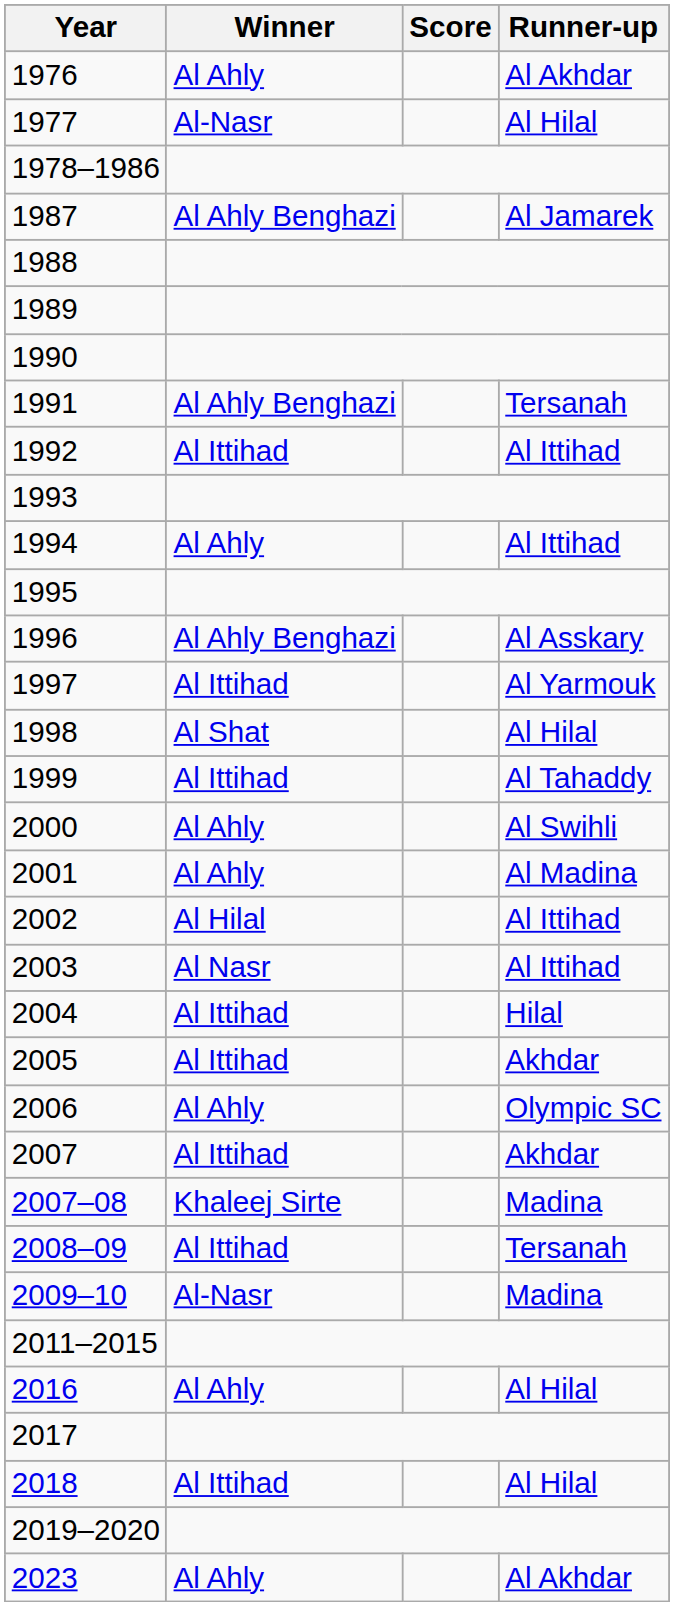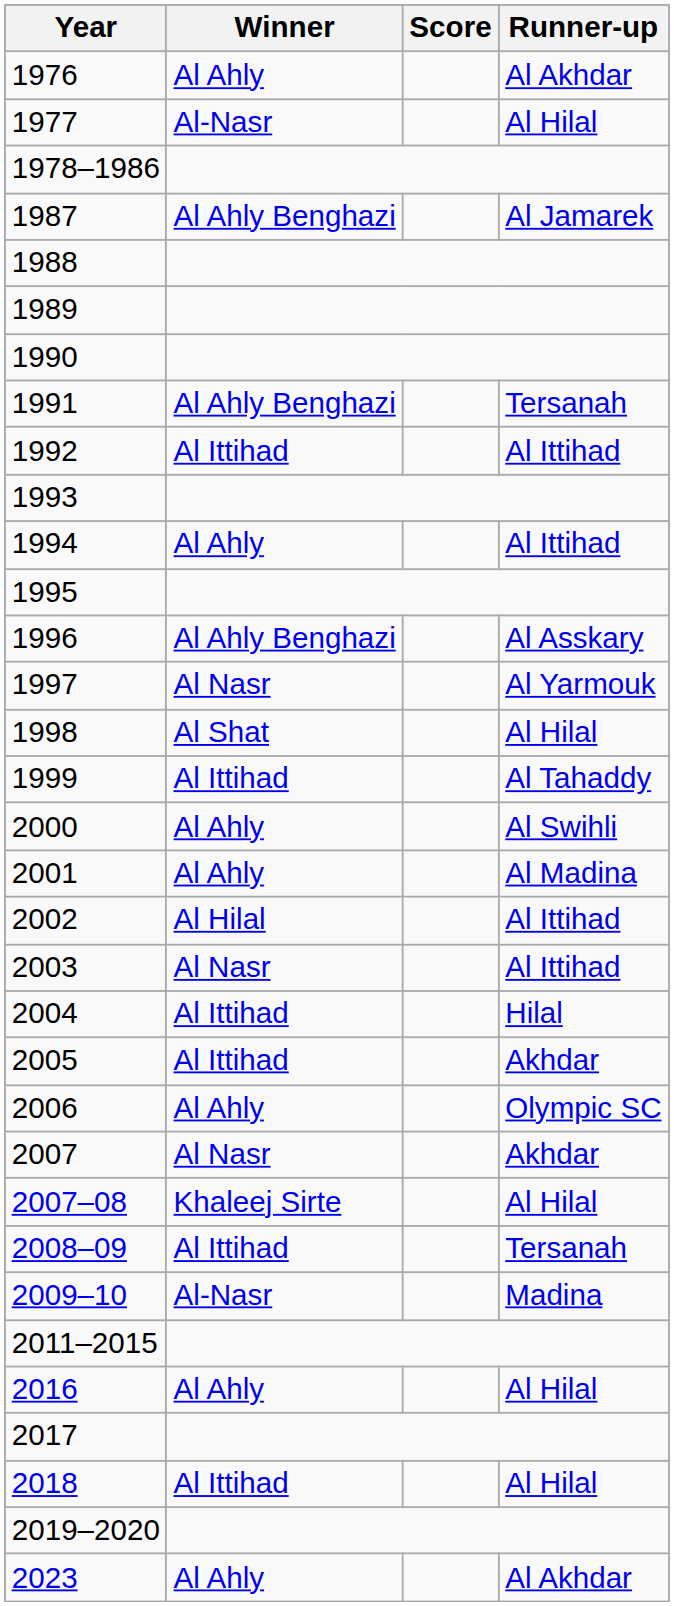(231, 685) Al Ittihad -> (222, 685) Al Nasr
(231, 1154) Al Ittihad -> (222, 1154) Al Nasr
(554, 1201) Madina -> (551, 1201) Al Hilal
